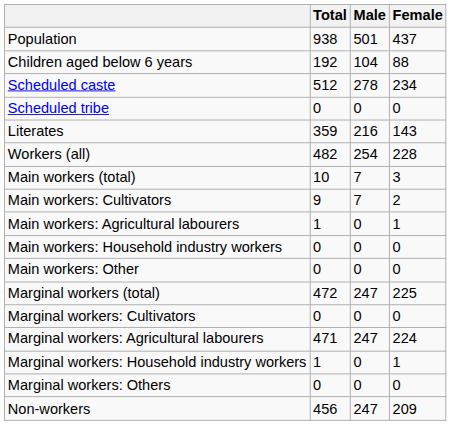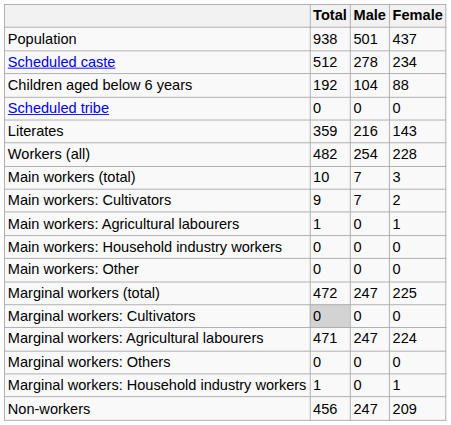rows swapped: (100, 62) <-> (62, 85)
(317, 316) no background -> (317, 316) lightgrey background
rows swapped: (157, 362) <-> (89, 385)
